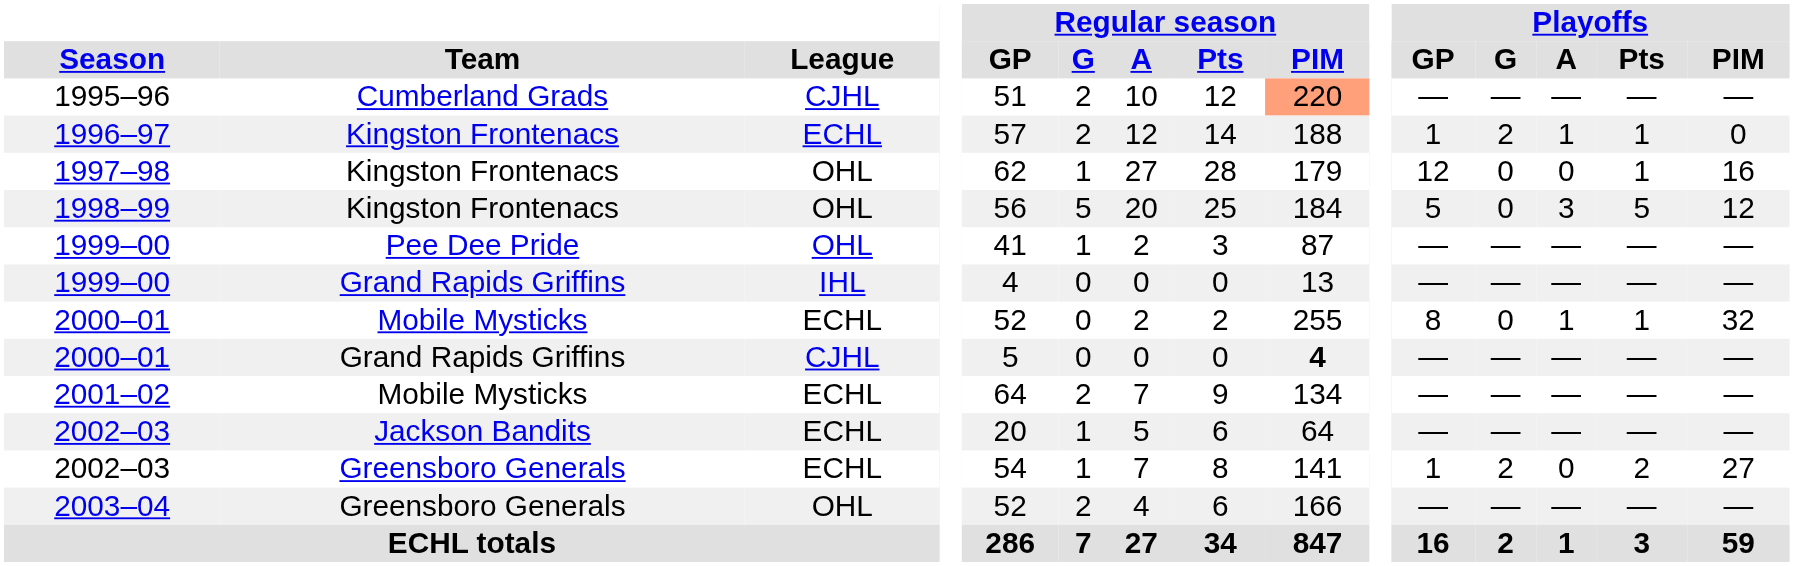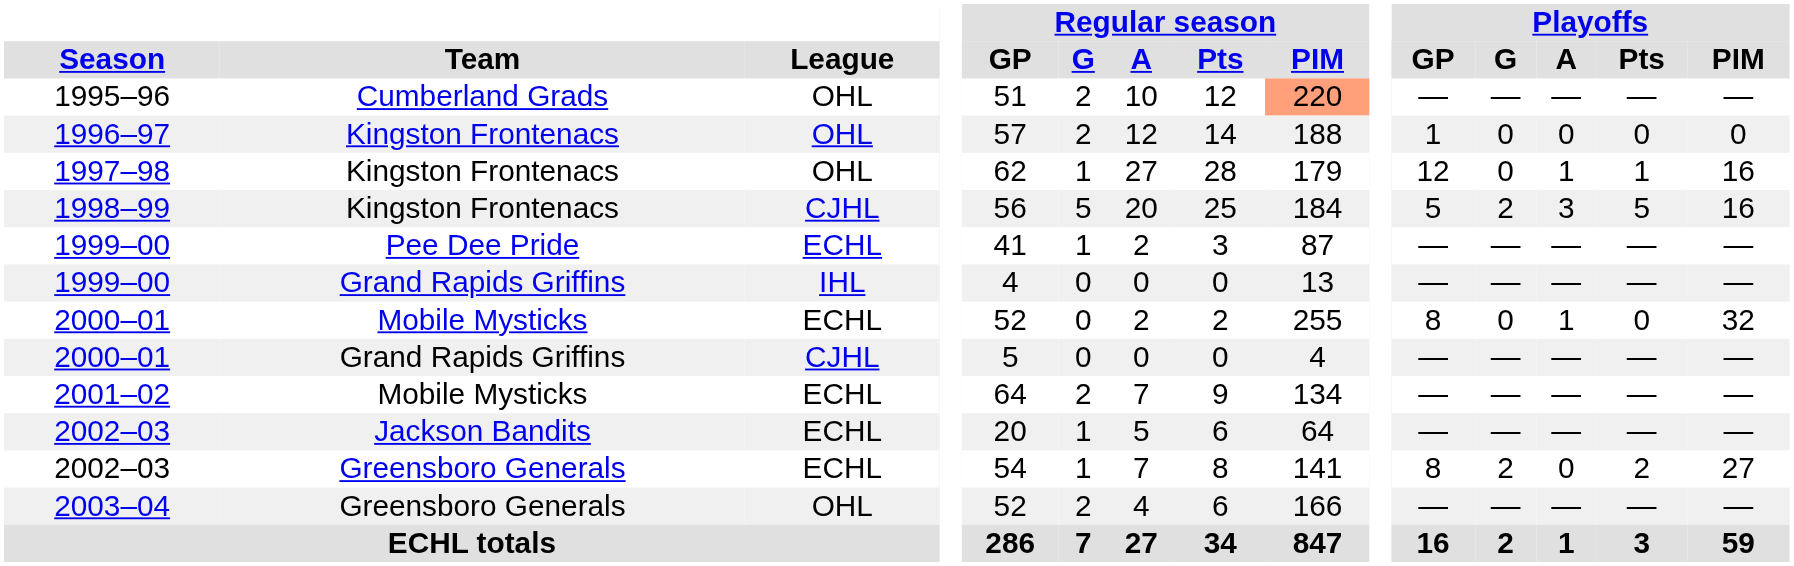(842, 96) CJHL -> (842, 96) OHL
(842, 133) ECHL -> (842, 133) OHL
(1506, 133) 2 -> (1506, 133) 0
(1566, 133) 1 -> (1566, 133) 0
(1642, 133) 1 -> (1642, 133) 0
(1566, 170) 0 -> (1566, 170) 1
(842, 208) OHL -> (842, 208) CJHL
(1506, 208) 0 -> (1506, 208) 2
(1738, 208) 12 -> (1738, 208) 16
(842, 245) OHL -> (842, 245) ECHL
(1642, 319) 1 -> (1642, 319) 0
(1318, 356) bold -> (1318, 356) normal
(1433, 468) 1 -> (1433, 468) 8
